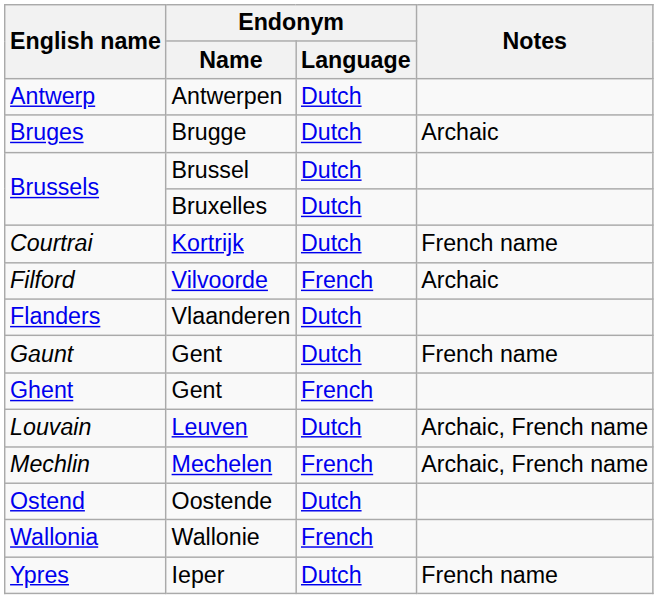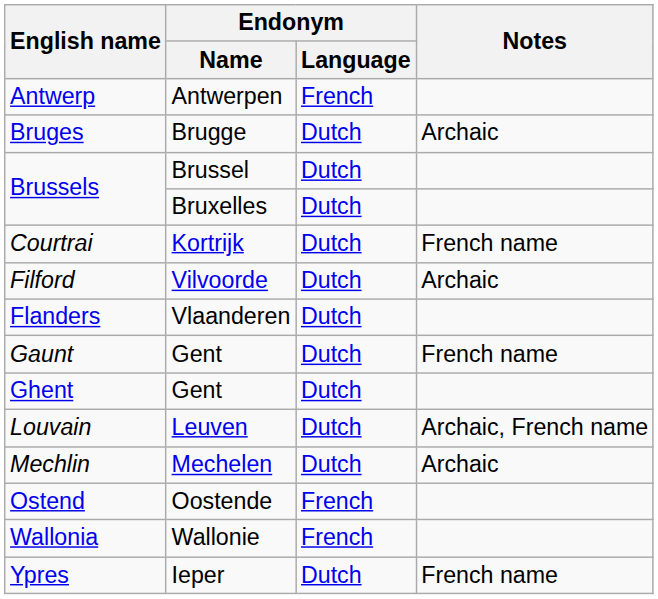(331, 96) Dutch -> (337, 96) French
(337, 280) French -> (331, 280) Dutch
(337, 390) French -> (331, 390) Dutch
(337, 464) French -> (331, 464) Dutch
(535, 464) Archaic, French name -> (460, 464) Archaic
(331, 501) Dutch -> (337, 501) French
